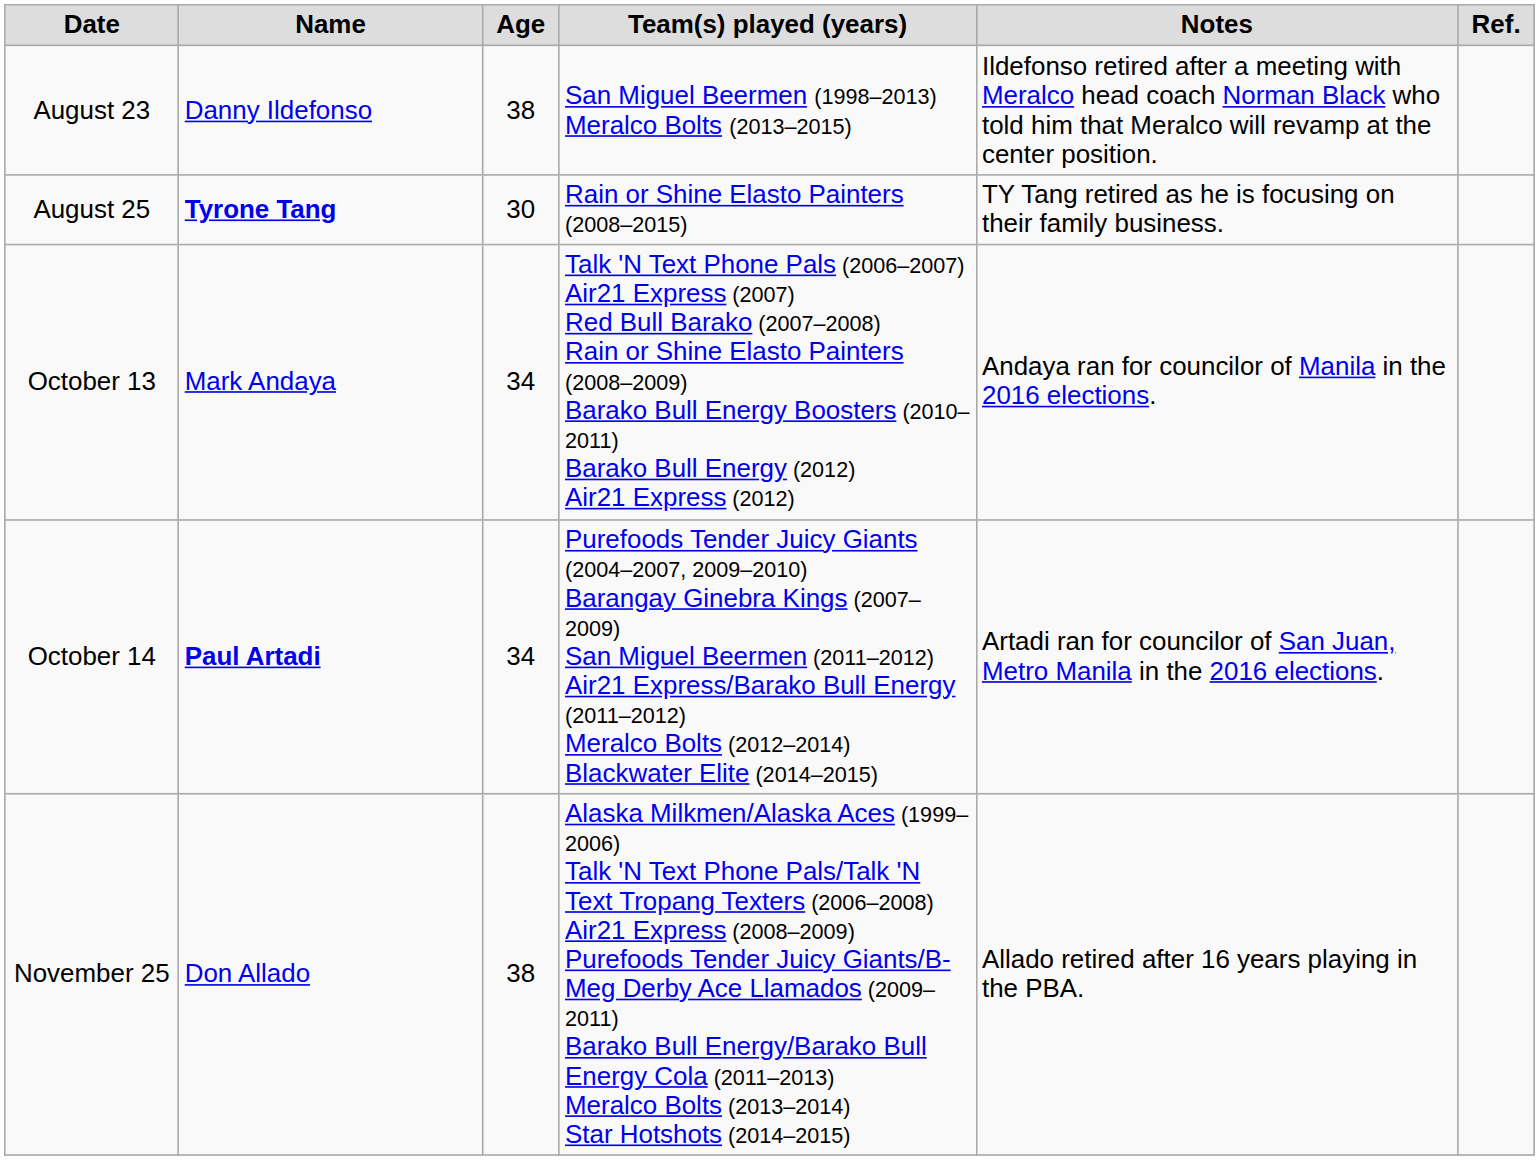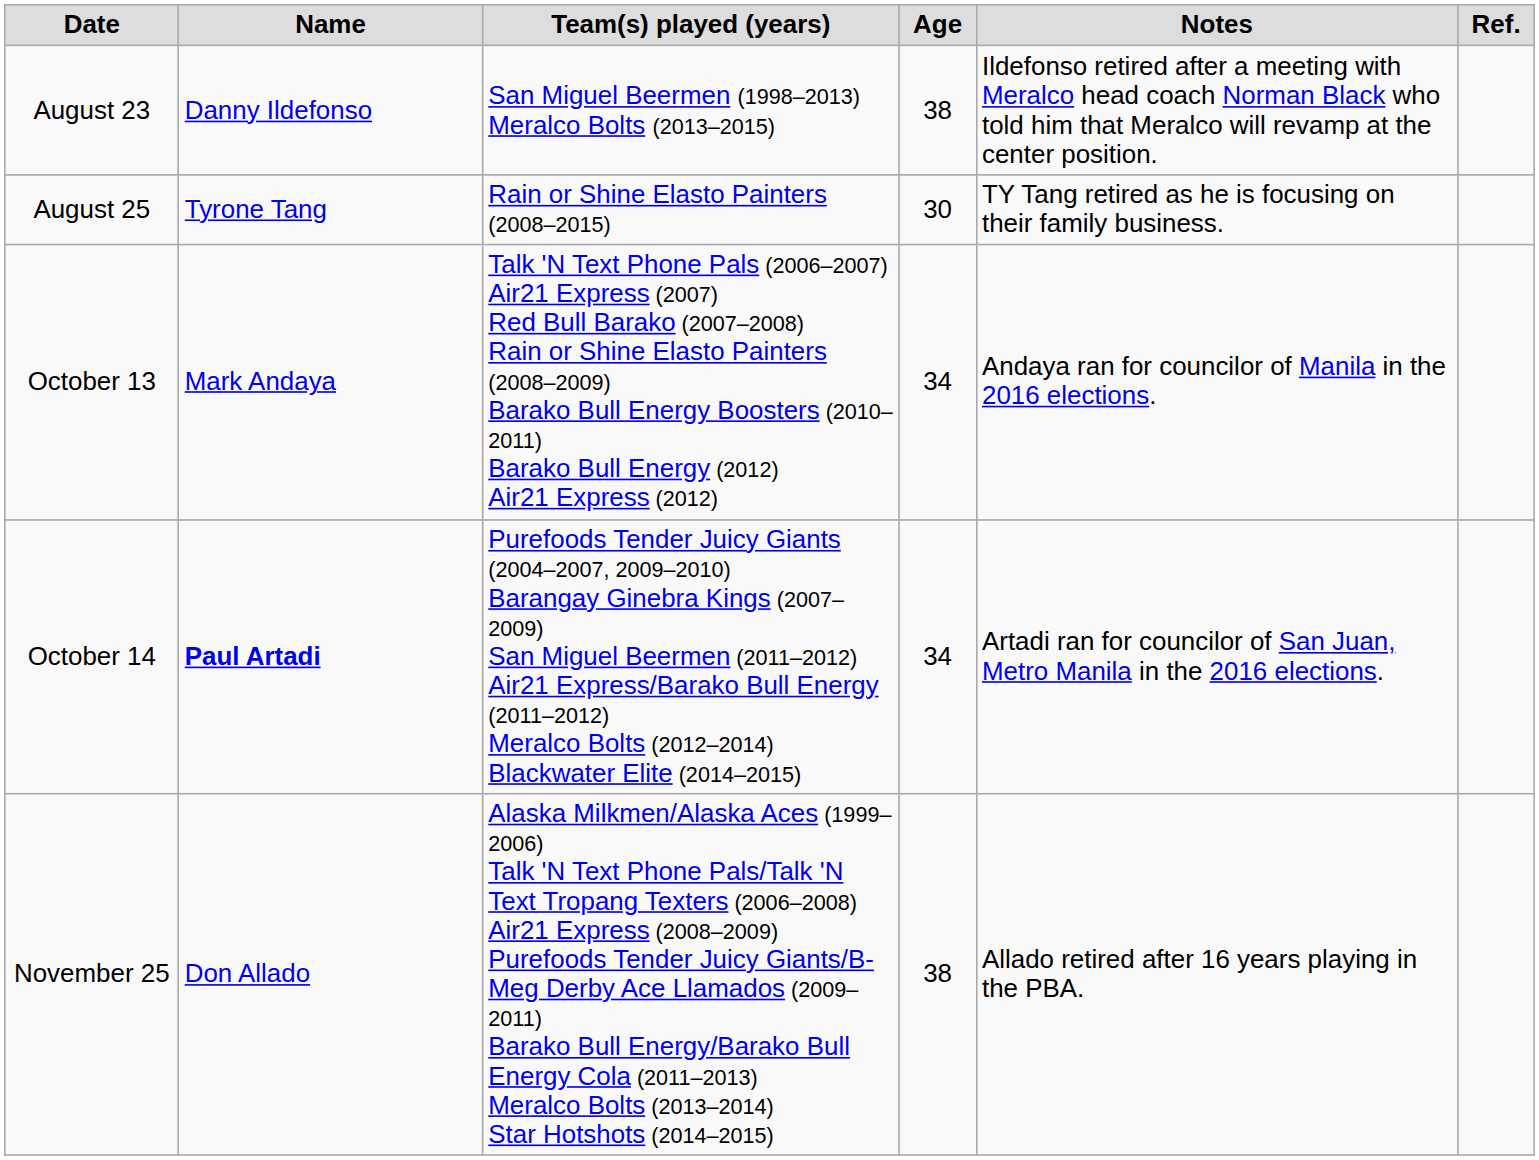columns swapped: (768, 25) <-> (521, 25)
(261, 209) bold -> (256, 209) normal
